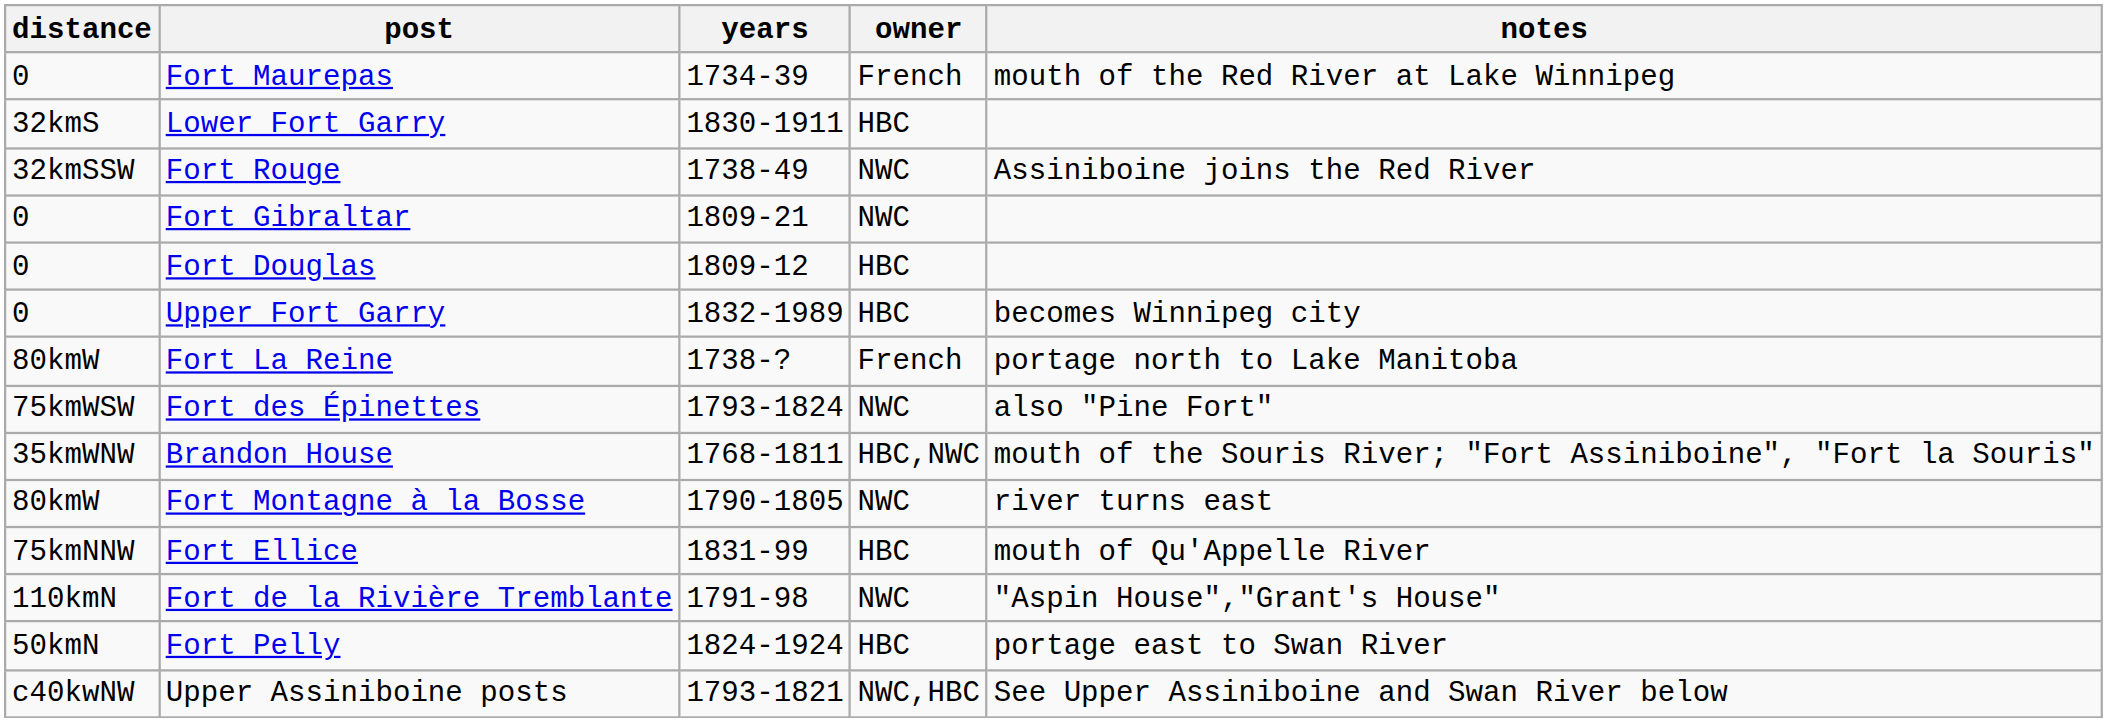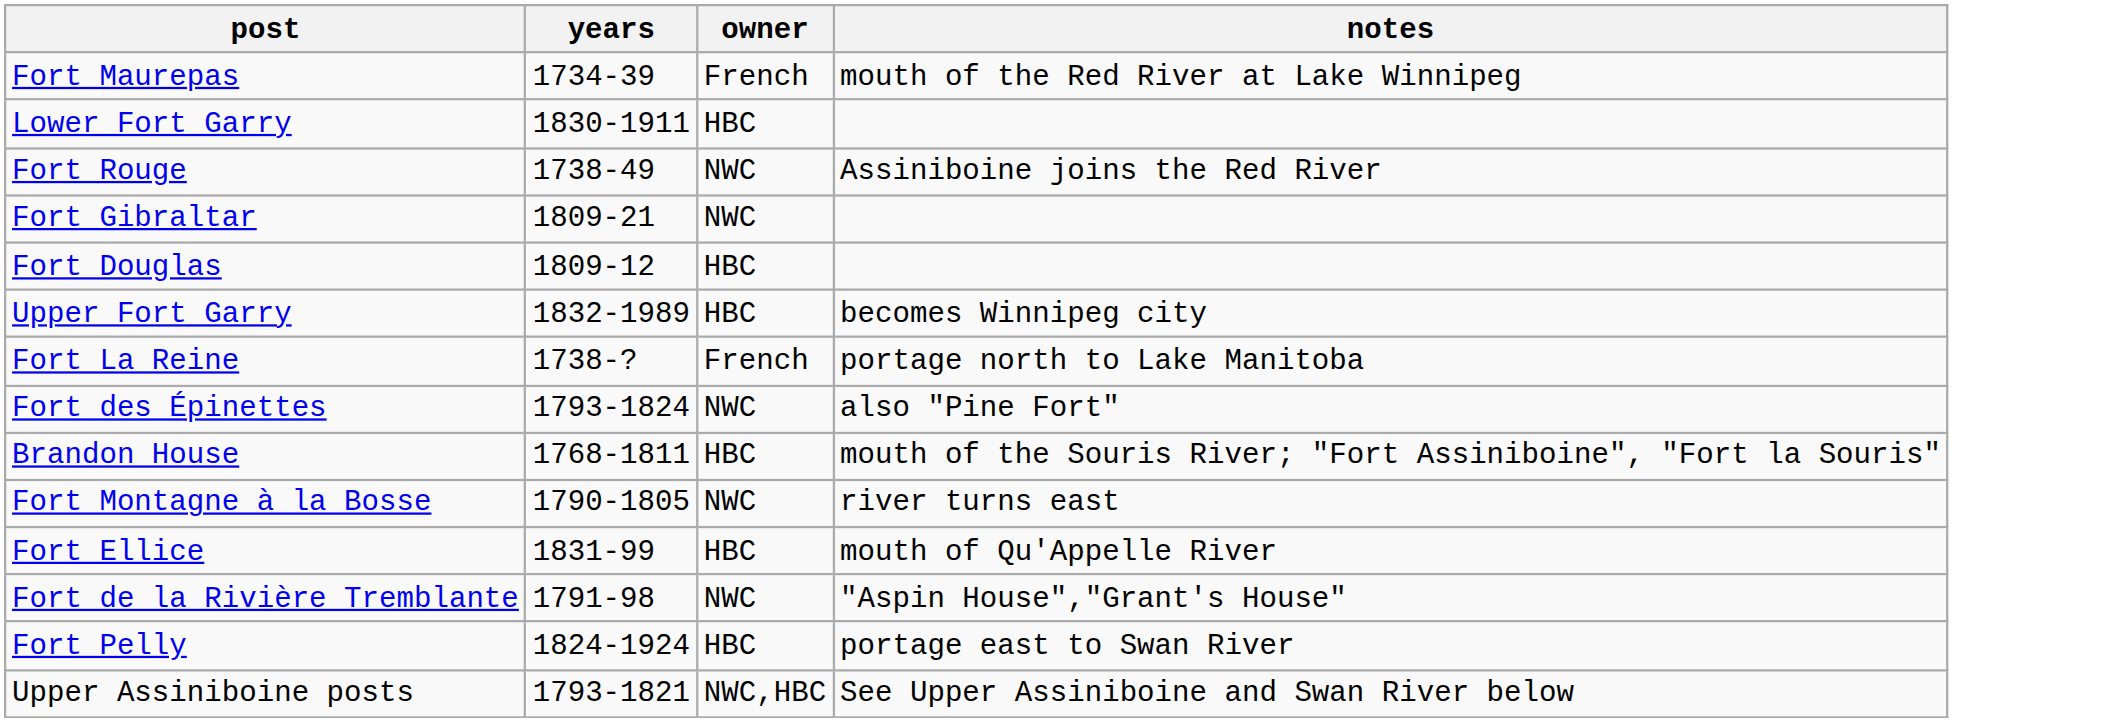- column: (82, 29)
(919, 456) HBC,NWC -> (730, 456) HBC
